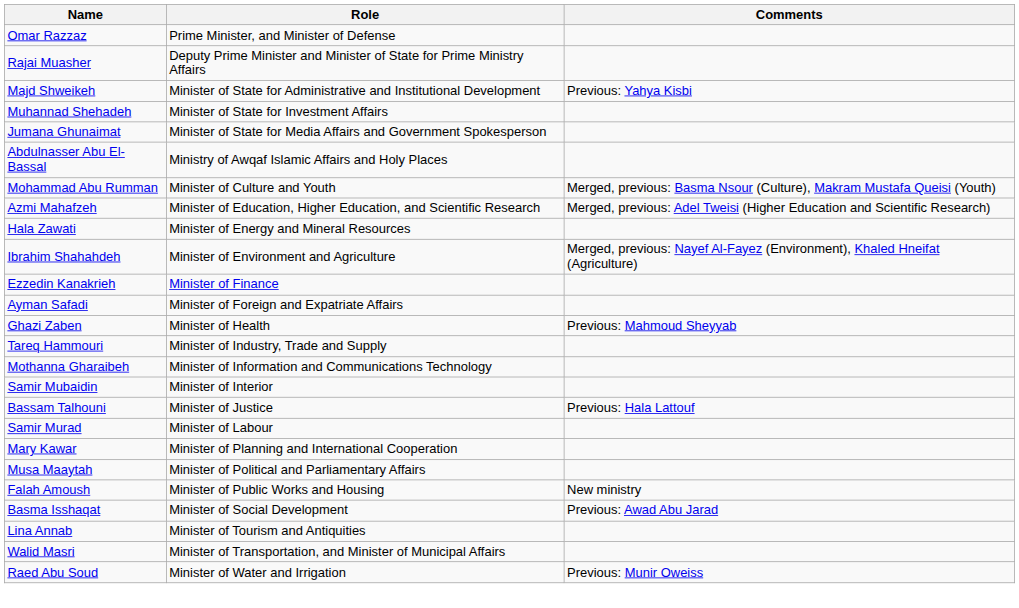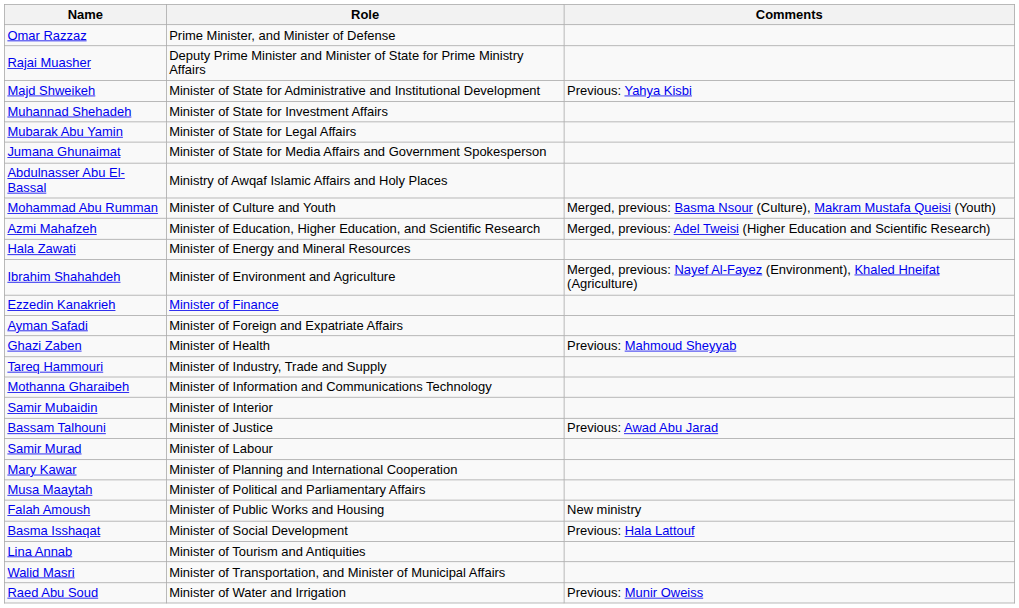+ row: (65, 132)
(631, 407) Previous: Hala Lattouf -> (643, 428) Previous: Awad Abu Jarad
(643, 510) Previous: Awad Abu Jarad -> (631, 531) Previous: Hala Lattouf
